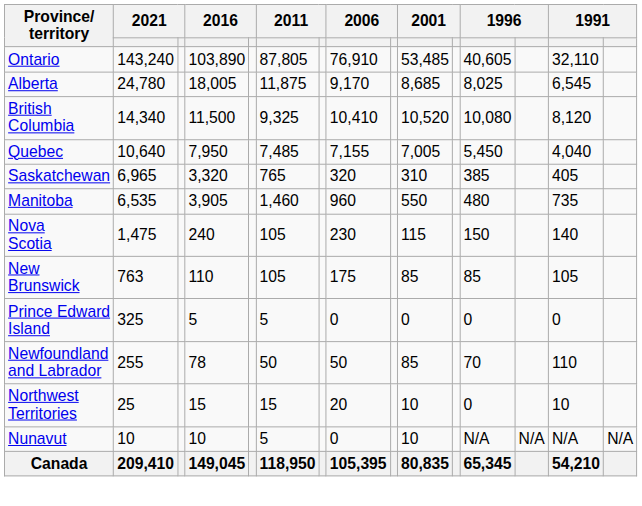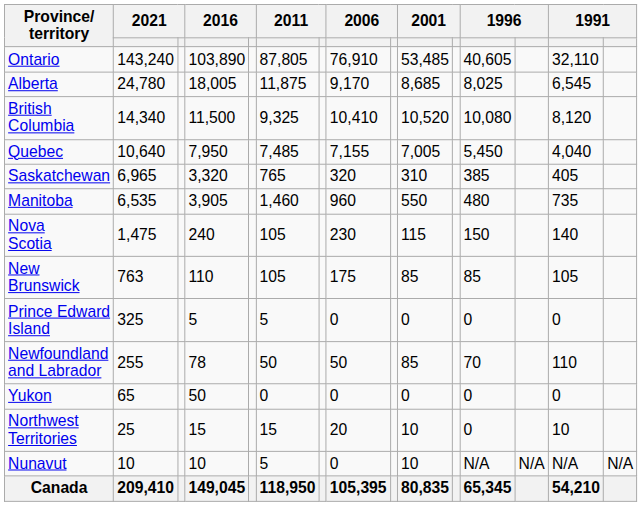+ row: (30, 396)
